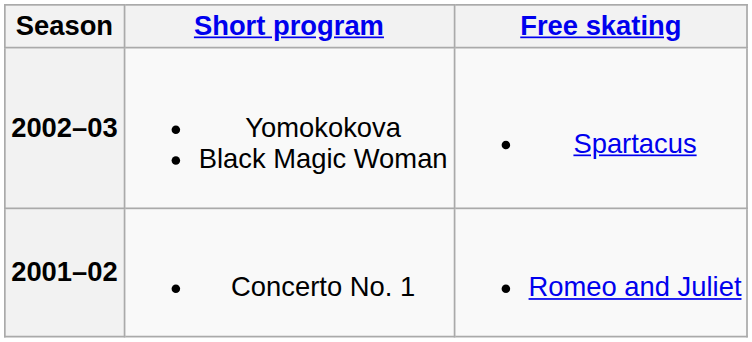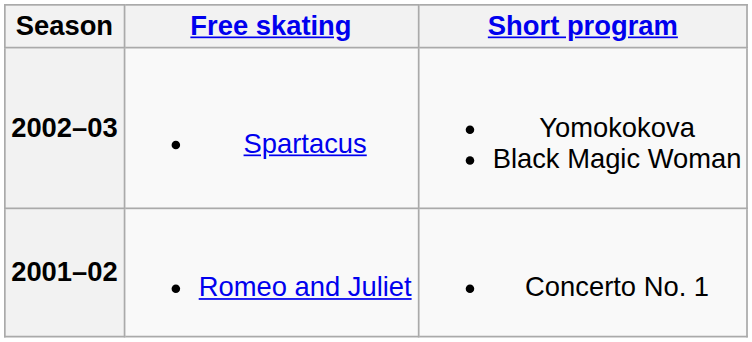columns swapped: (289, 26) <-> (601, 26)
